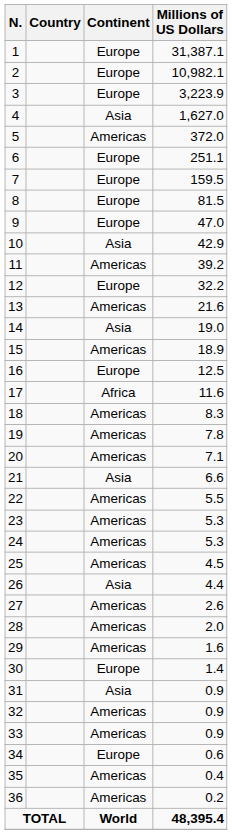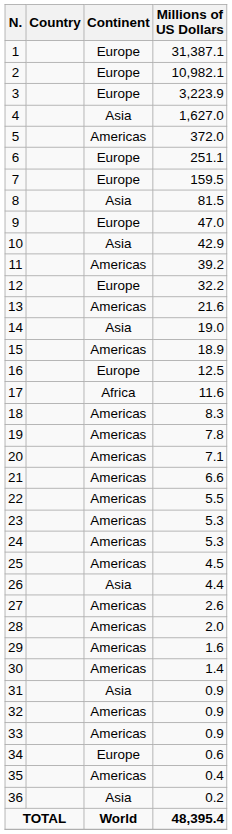(118, 200) Europe -> (118, 200) Asia
(118, 477) Asia -> (118, 477) Americas
(118, 669) Europe -> (118, 669) Americas
(118, 797) Americas -> (118, 797) Asia
